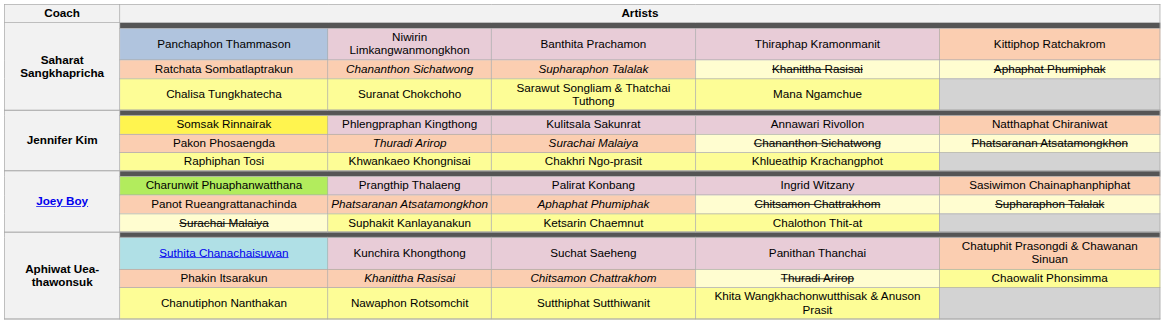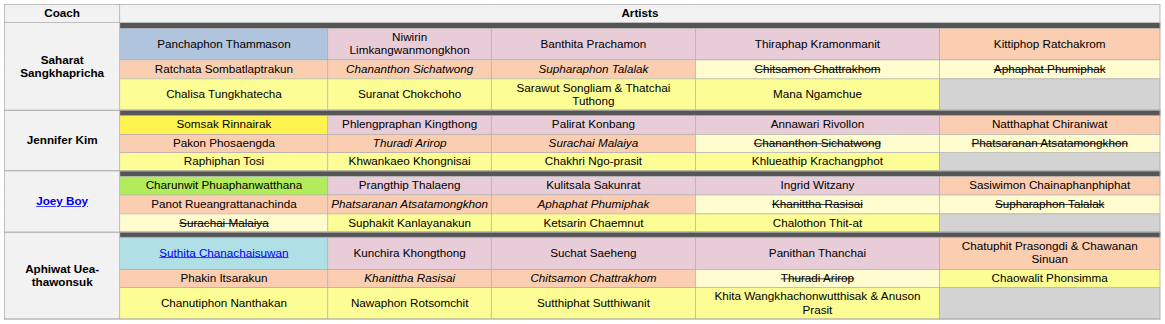(817, 69) Khanittha Rasisai -> (817, 69) Chitsamon Chattrakhom
(593, 124) Kulitsala Sakunrat -> (593, 124) Palirat Konbang
(593, 185) Palirat Konbang -> (593, 185) Kulitsala Sakunrat
(817, 204) Chitsamon Chattrakhom -> (817, 204) Khanittha Rasisai
